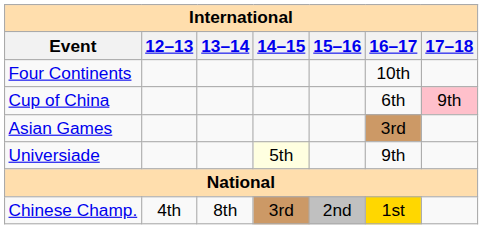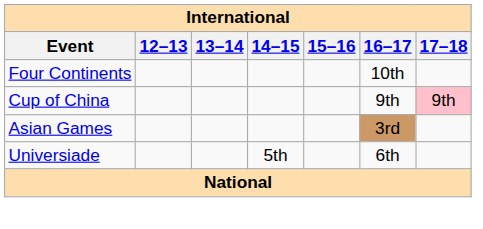(393, 100) 6th -> (388, 100) 9th
(281, 155) lightyellow background -> (276, 155) no background
(393, 155) 9th -> (388, 155) 6th
- row: (73, 210)
